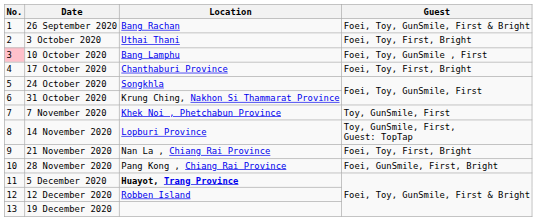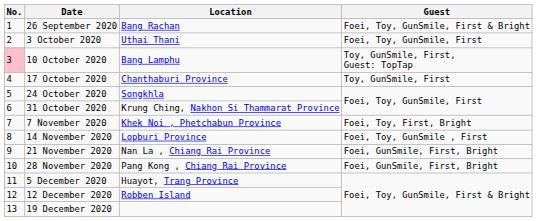(408, 40) Foei, Toy, First, Bright -> (413, 40) Foei, Toy, GunSmile, First
(416, 55) Foei, Toy, GunSmile , First -> (400, 60) Toy, GunSmile, First, Guest: TopTap
(408, 69) Foei, Toy, First, Bright -> (397, 79) Toy, GunSmile, First
(397, 112) Toy, GunSmile, First -> (408, 123) Foei, Toy, First, Bright
(400, 132) Toy, GunSmile, First, Guest: TopTap -> (416, 137) Foei, Toy, GunSmile , First
(408, 151) Foei, Toy, First, Bright -> (421, 151) Foei, GunSmile, First, Bright
(180, 180) bold -> (180, 180) normal
